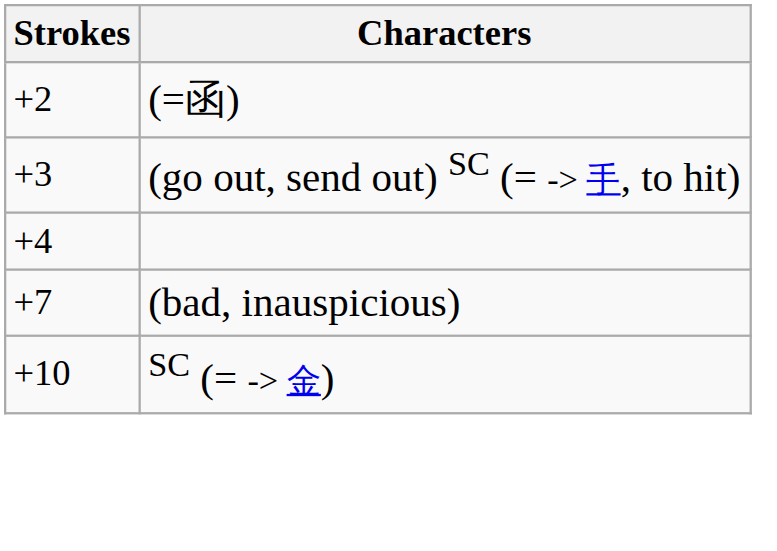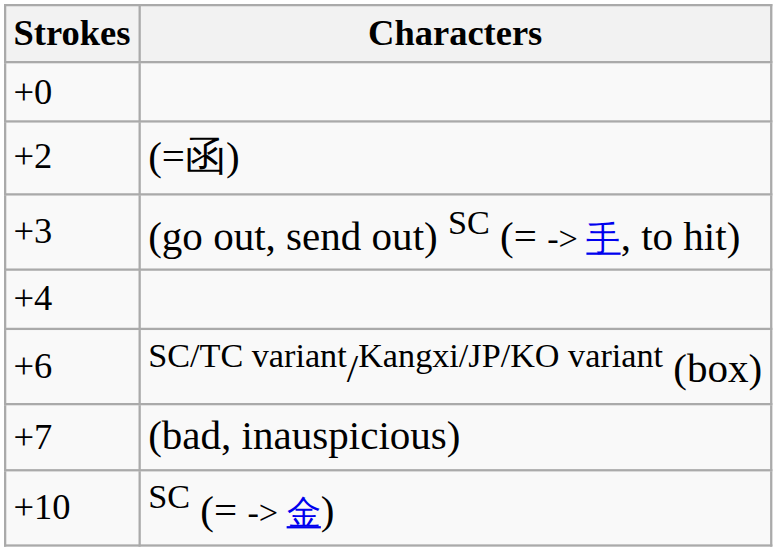+ row: (33, 91)
+ row: (33, 364)
